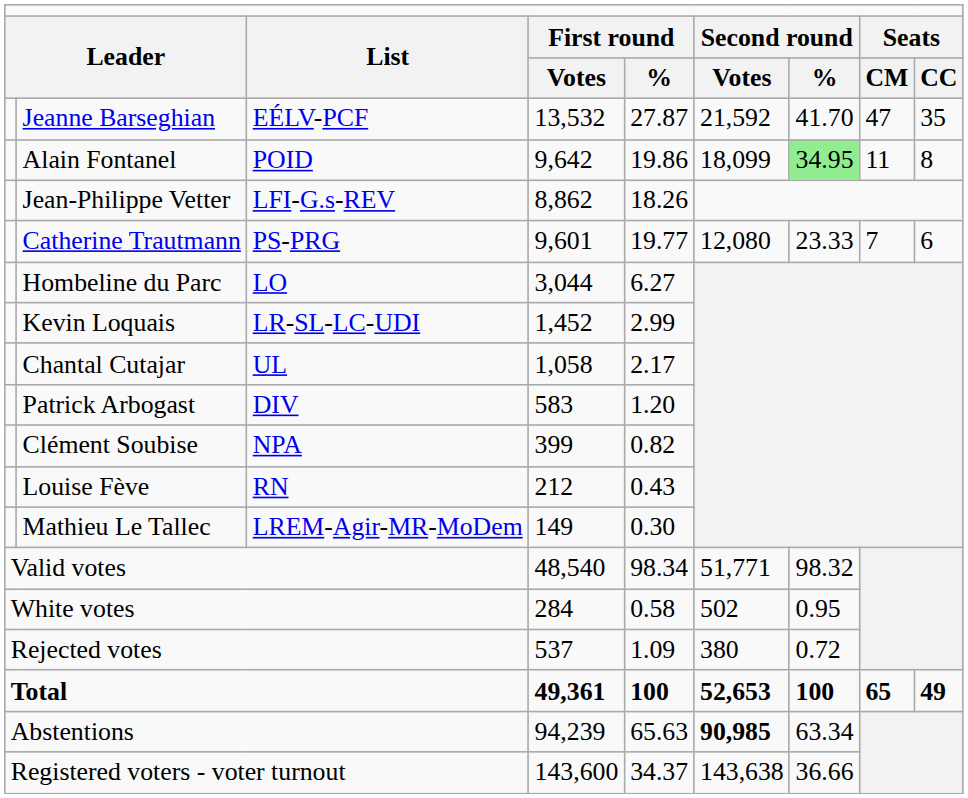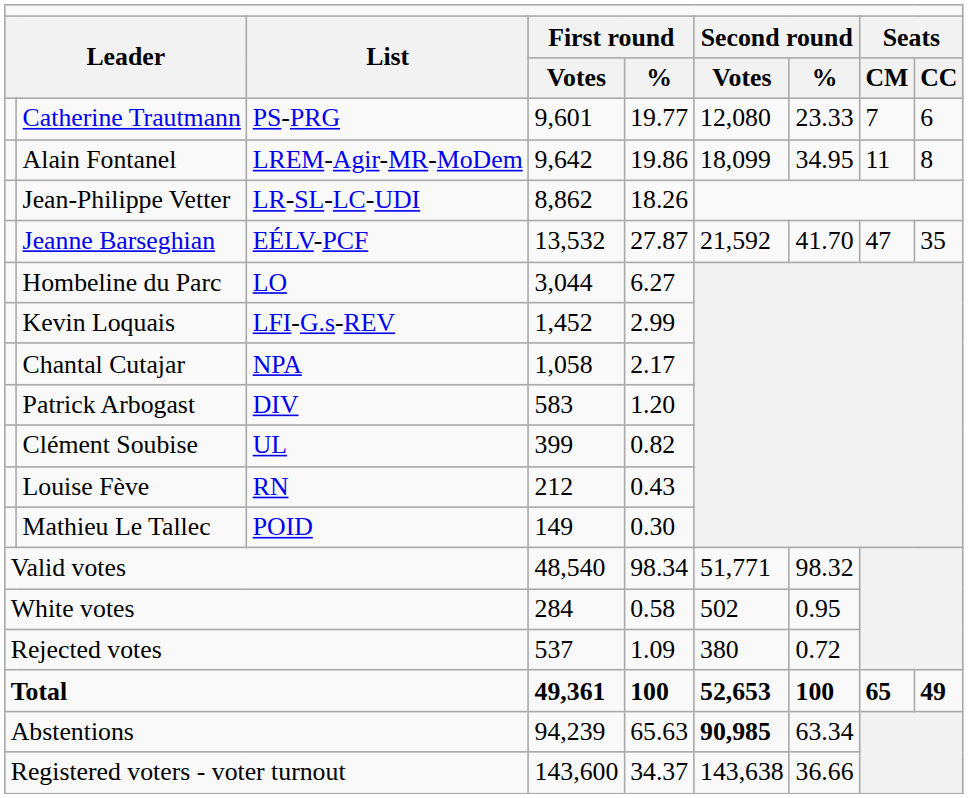rows swapped: (119, 118) <-> (132, 241)
(283, 159) POID -> (388, 159) LREM-Agir-MR-MoDem
(825, 159) lightgreen background -> (825, 159) no background
(324, 200) LFI-G.s-REV -> (336, 200) LR-SL-LC-UDI
(336, 322) LR-SL-LC-UDI -> (324, 322) LFI-G.s-REV
(270, 363) UL -> (277, 363) NPA
(277, 445) NPA -> (270, 445) UL
(388, 527) LREM-Agir-MR-MoDem -> (283, 527) POID
